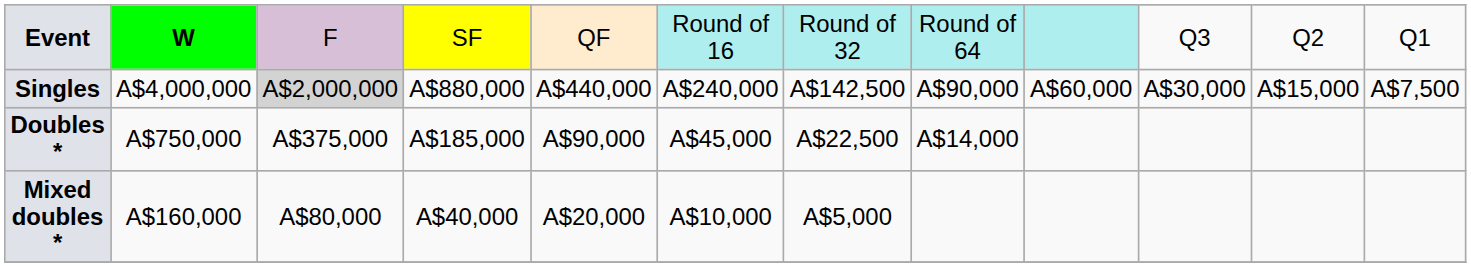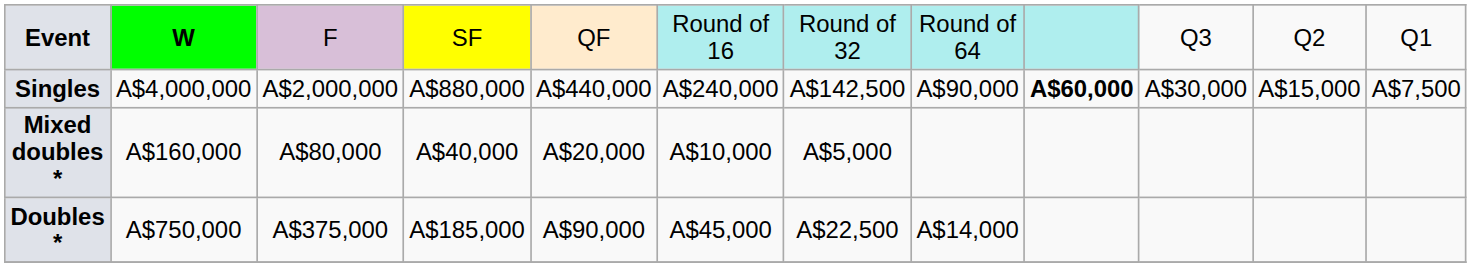(330, 88) lightgrey background -> (330, 88) no background
(1081, 88) normal -> (1082, 88) bold
rows swapped: (58, 139) <-> (58, 217)
